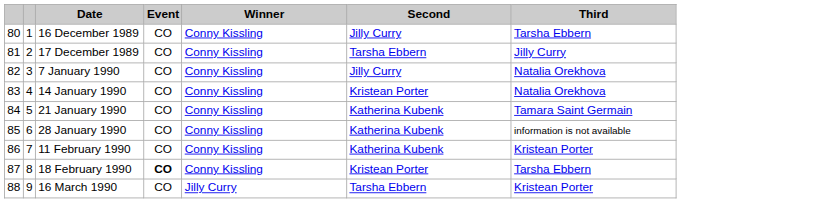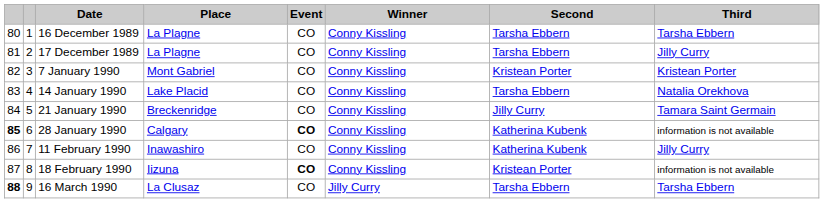+ column: (216, 13)
(375, 33) Jilly Curry -> (531, 33) Tarsha Ebbern
(375, 71) Jilly Curry -> (532, 71) Kristean Porter
(560, 71) Natalia Orekhova -> (697, 71) Kristean Porter
(389, 91) Kristean Porter -> (531, 91) Tarsha Ebbern
(396, 110) Katherina Kubenk -> (519, 110) Jilly Curry
(14, 130) normal -> (14, 130) bold
(163, 130) normal -> (306, 130) bold
(554, 149) Kristean Porter -> (683, 149) Jilly Curry
(553, 168) Tarsha Ebbern -> (716, 169) information is not available
(14, 188) normal -> (14, 188) bold
(554, 188) Kristean Porter -> (696, 188) Tarsha Ebbern
